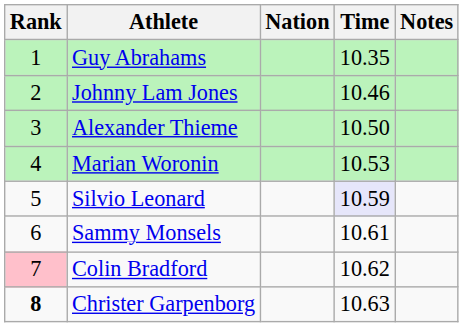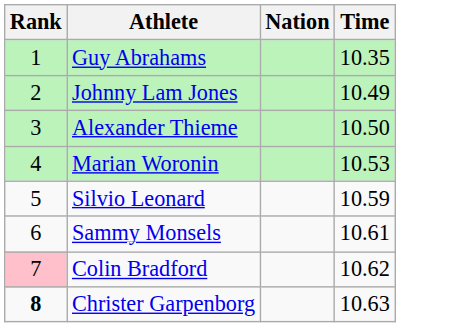- column: (427, 22)
(365, 92) 10.46 -> (365, 92) 10.49
(365, 198) lavender background -> (365, 198) no background
